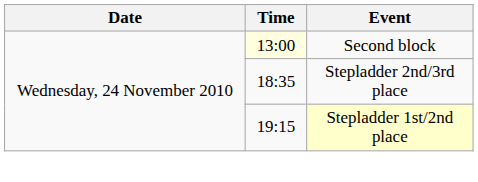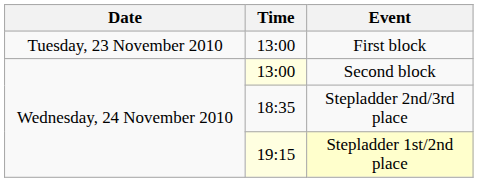+ row: (390, 44)
(276, 127) no background -> (276, 154) lightyellow background
